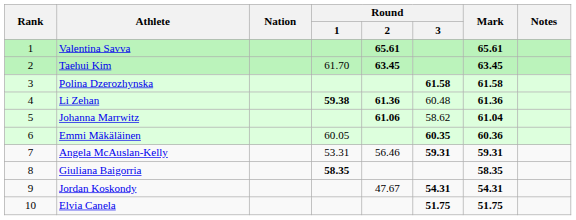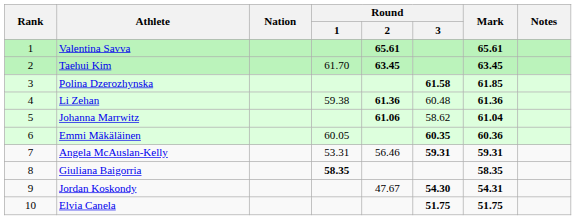(490, 83) 61.58 -> (490, 83) 61.85
(337, 100) bold -> (337, 100) normal
(438, 188) 54.31 -> (438, 188) 54.30
